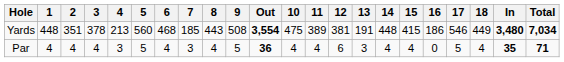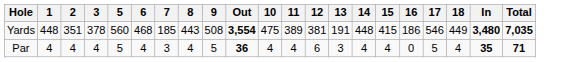- column: (120, 13)
(543, 30) 7,034 -> (519, 30) 7,035
